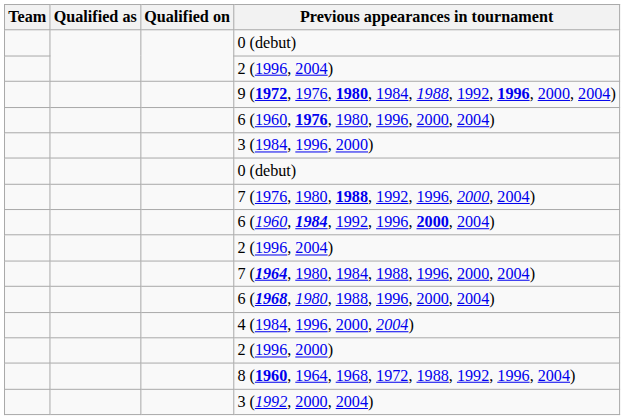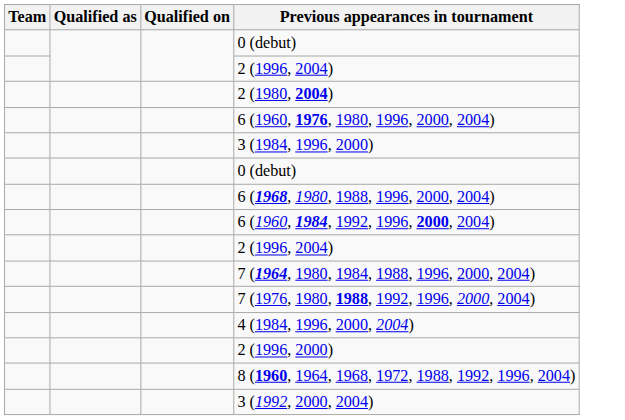- row: (27, 94)
+ row: (27, 94)
rows swapped: (27, 299) <-> (27, 197)
